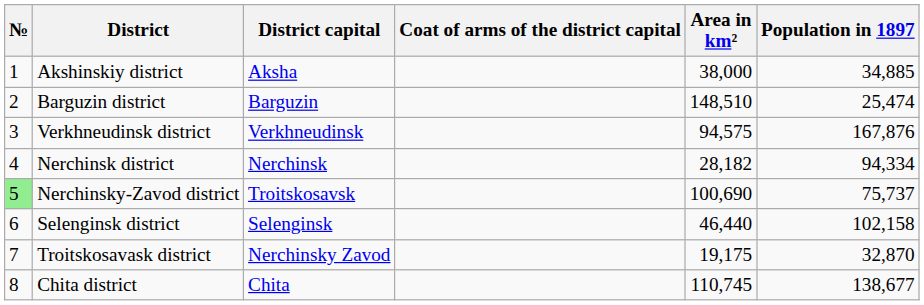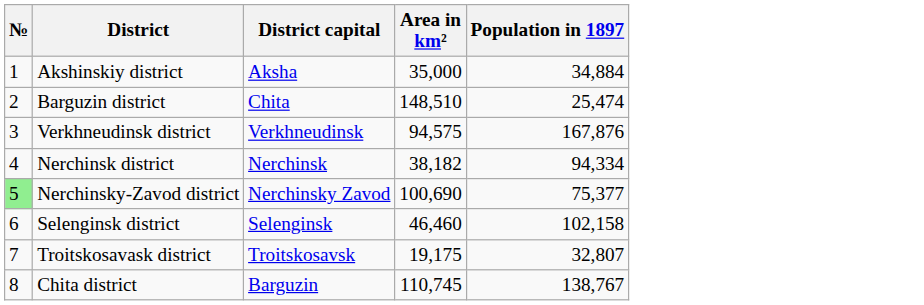- column: (540, 30)
(726, 71) 38,000 -> (435, 71) 35,000
(888, 71) 34,885 -> (598, 71) 34,884
(283, 102) Barguzin -> (269, 102) Chita
(726, 163) 28,182 -> (435, 163) 38,182
(302, 193) Troitskosavsk -> (319, 193) Nerchinsky Zavod
(888, 193) 75,737 -> (598, 193) 75,377
(726, 224) 46,440 -> (435, 224) 46,460
(319, 254) Nerchinsky Zavod -> (302, 254) Troitskosavsk
(888, 254) 32,870 -> (598, 254) 32,807
(269, 284) Chita -> (283, 284) Barguzin
(883, 284) 138,677 -> (593, 284) 138,767
